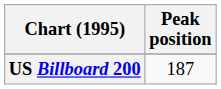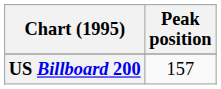(180, 68) 187 -> (180, 68) 157
